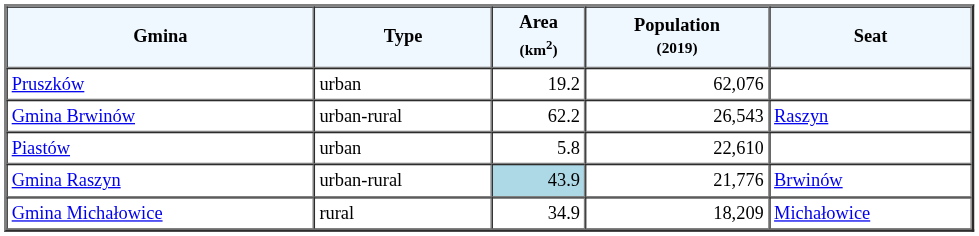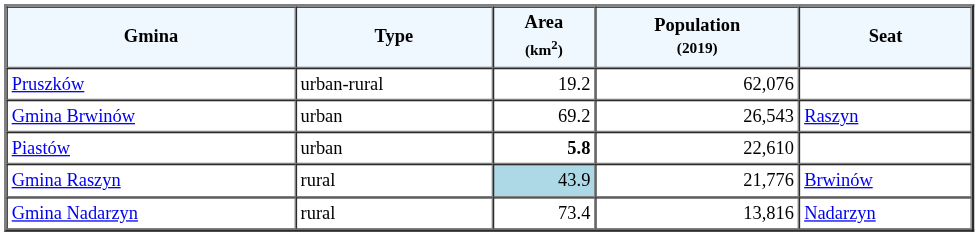(340, 83) urban -> (342, 83) urban-rural
(361, 115) urban-rural -> (322, 115) urban
(564, 115) 62.2 -> (574, 115) 69.2
(569, 148) normal -> (579, 148) bold
(361, 180) urban-rural -> (318, 180) rural
- row: (87, 212)
+ row: (75, 212)
